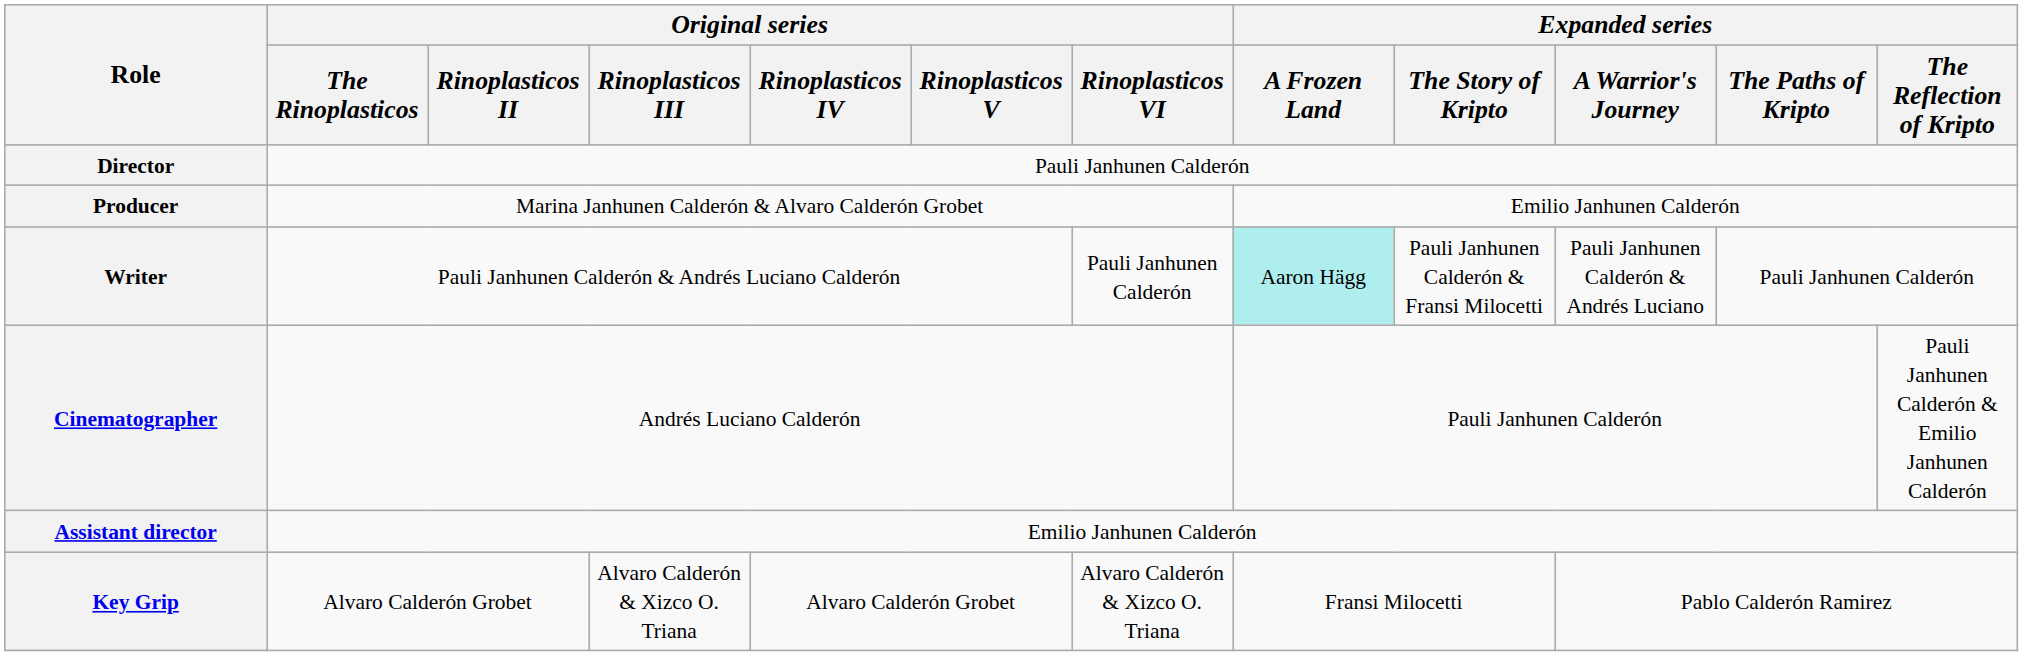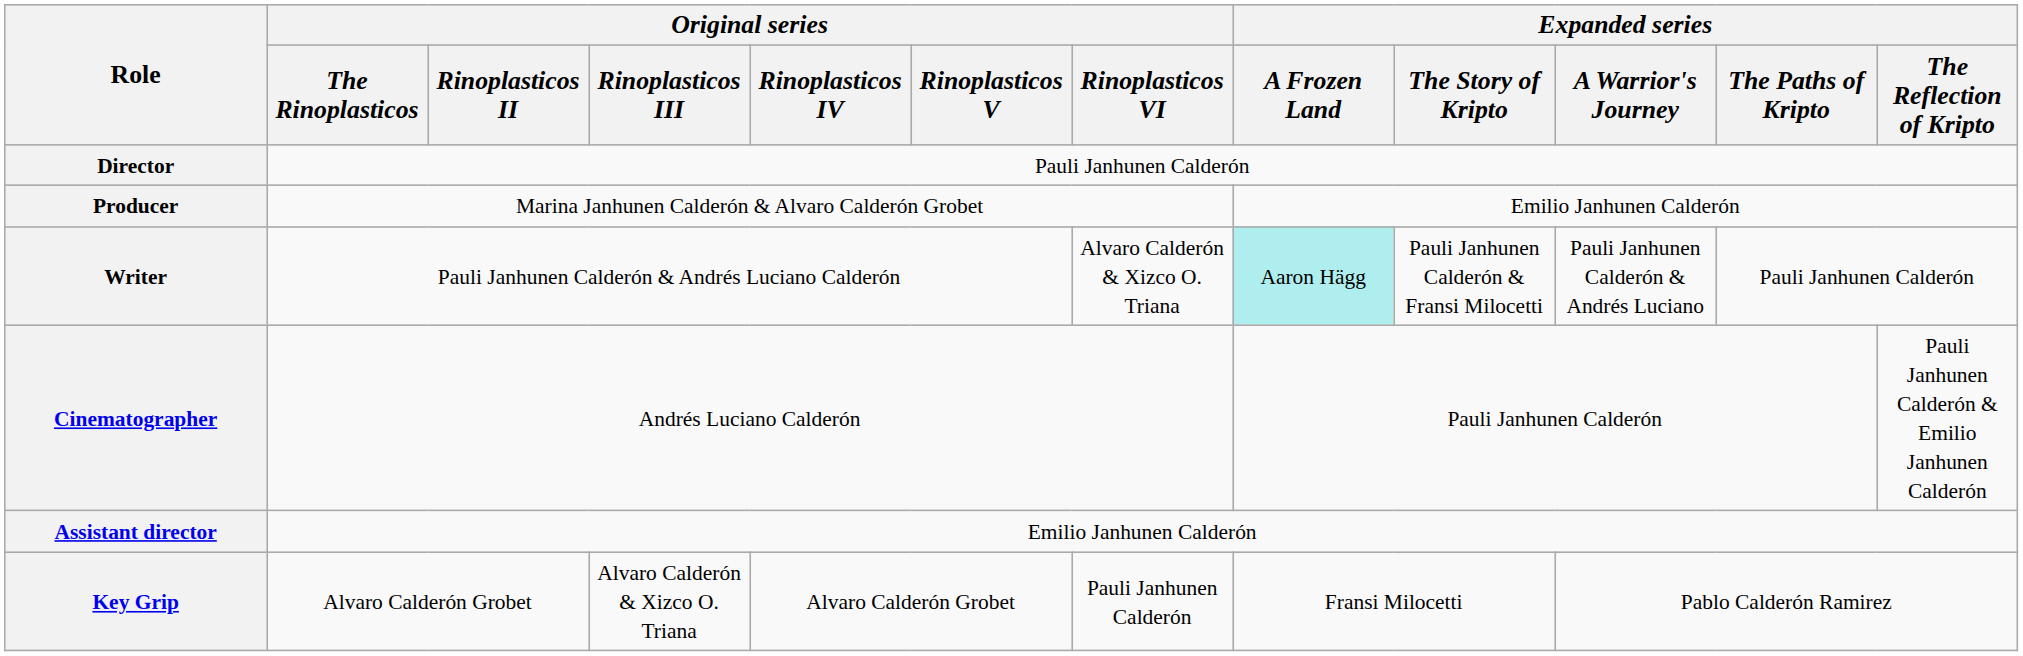(1152, 276) Pauli Janhunen Calderón -> (1152, 276) Alvaro Calderón & Xizco O. Triana
(1152, 602) Alvaro Calderón & Xizco O. Triana -> (1152, 602) Pauli Janhunen Calderón
